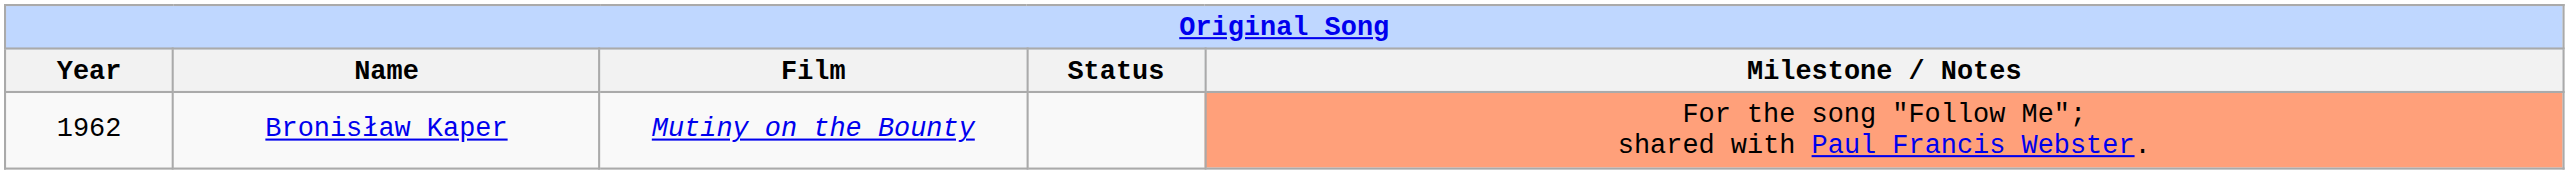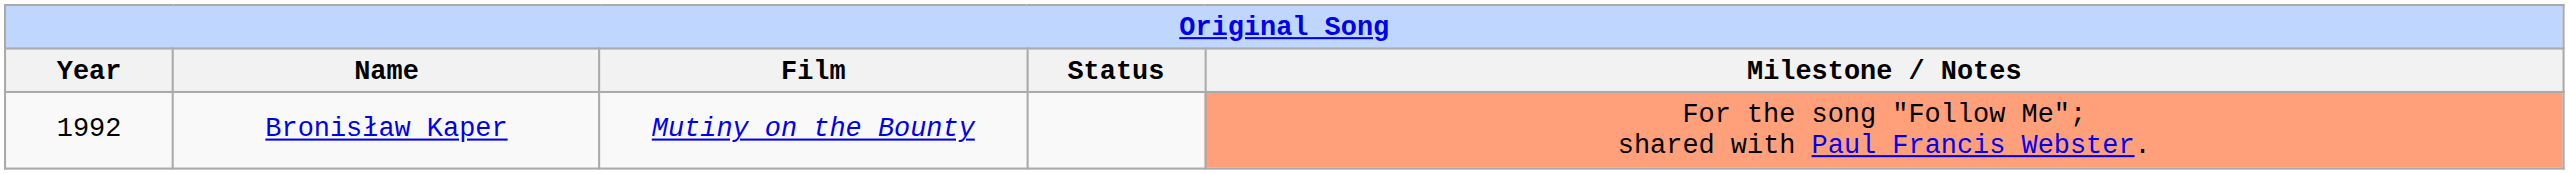(89, 130) 1962 -> (89, 130) 1992
